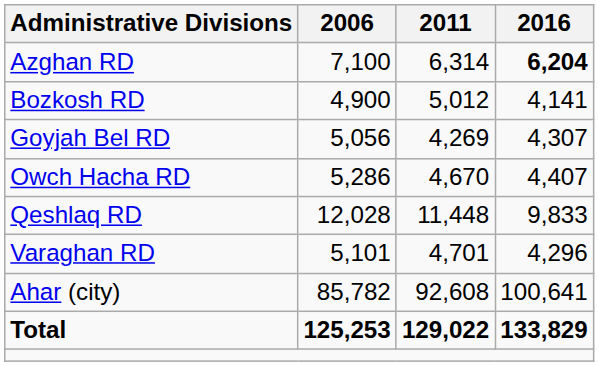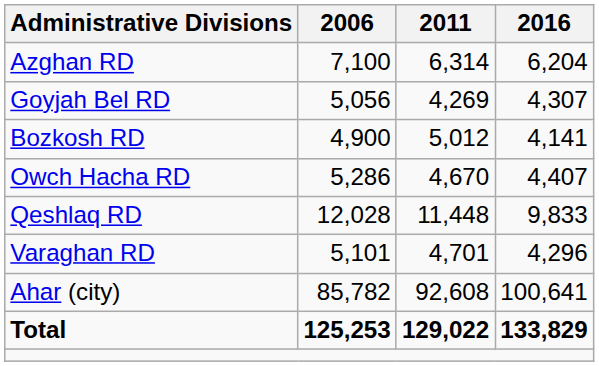(557, 61) bold -> (557, 61) normal
rows swapped: (77, 100) <-> (90, 138)
